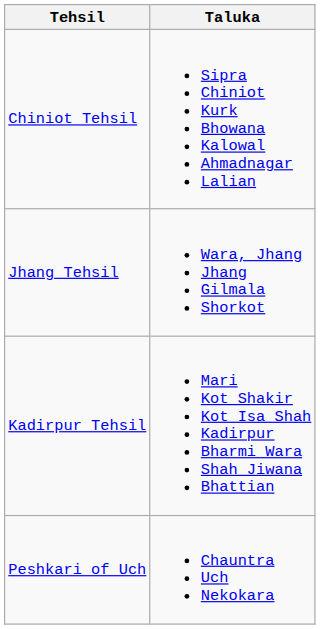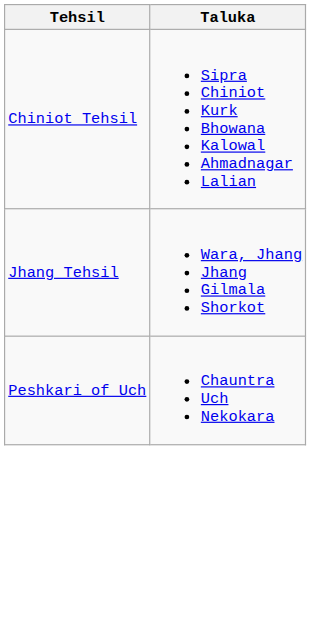- row: (77, 425)
